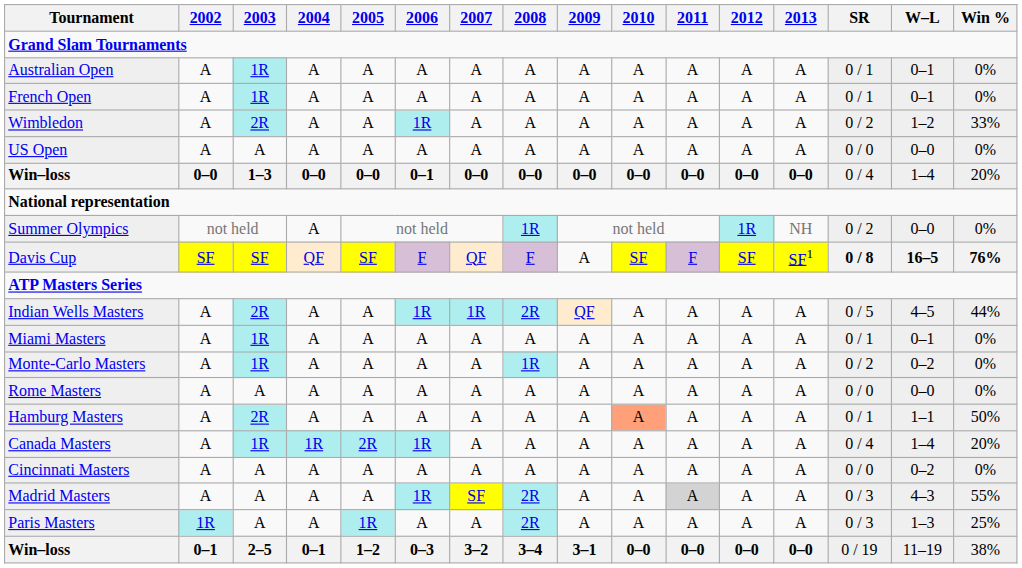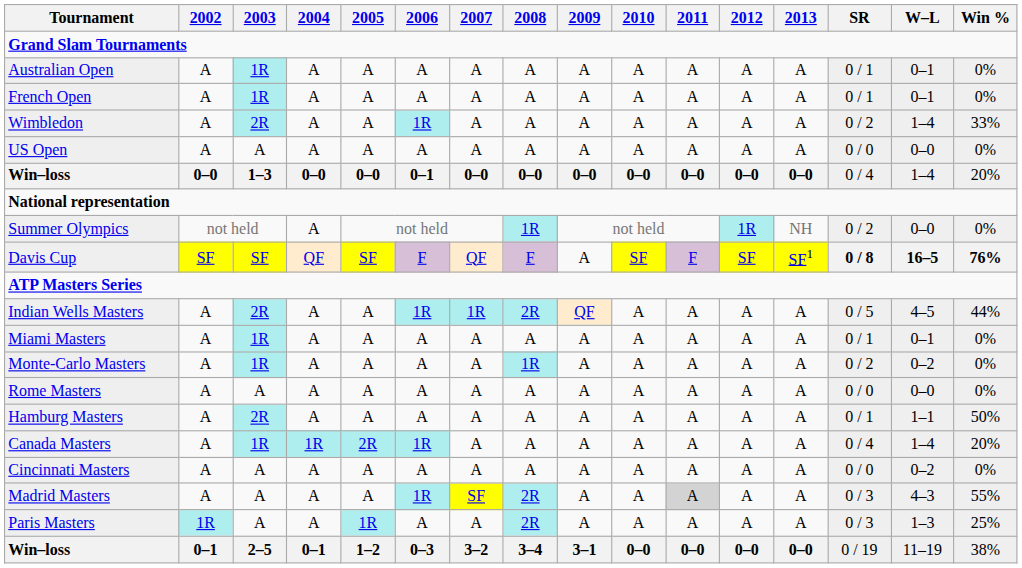(922, 123) 1–2 -> (922, 123) 1–4
(639, 417) lightsalmon background -> (639, 417) no background
